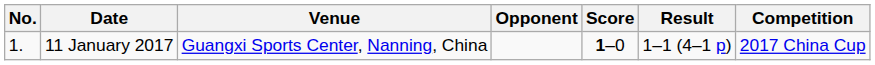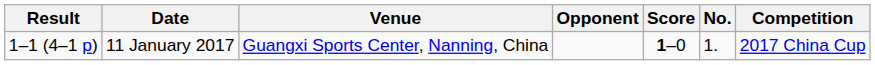columns swapped: (23, 18) <-> (687, 18)
